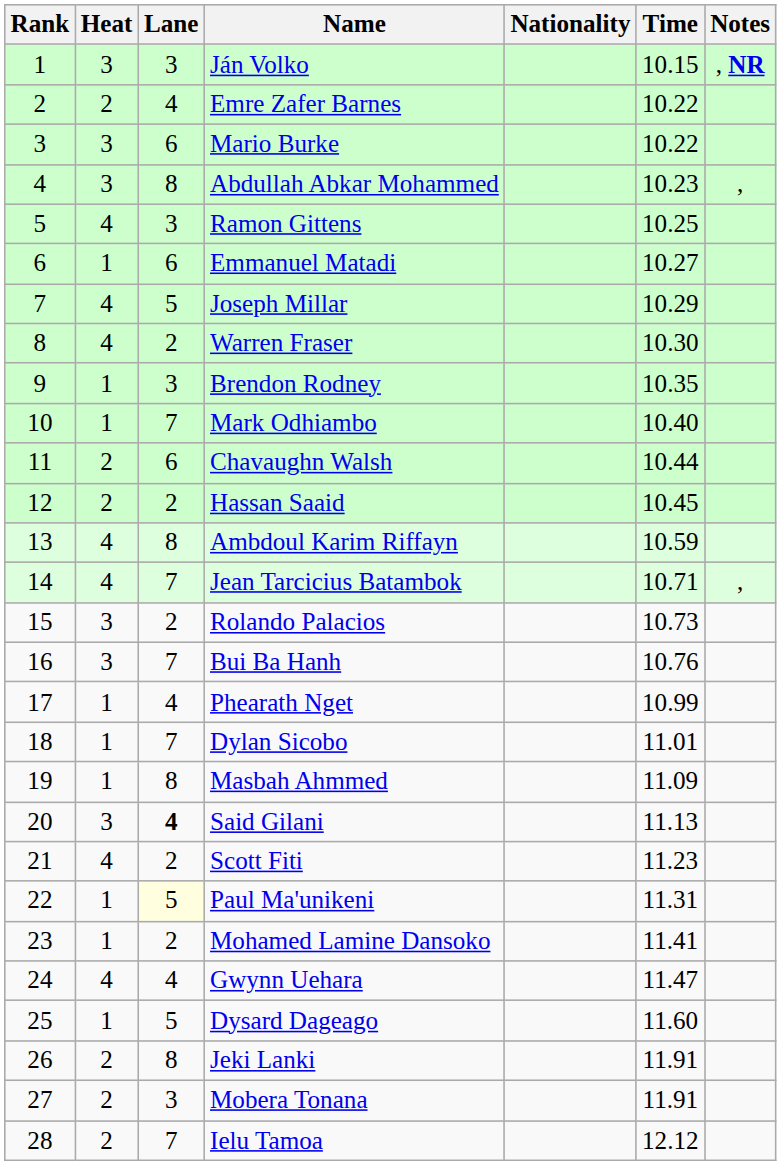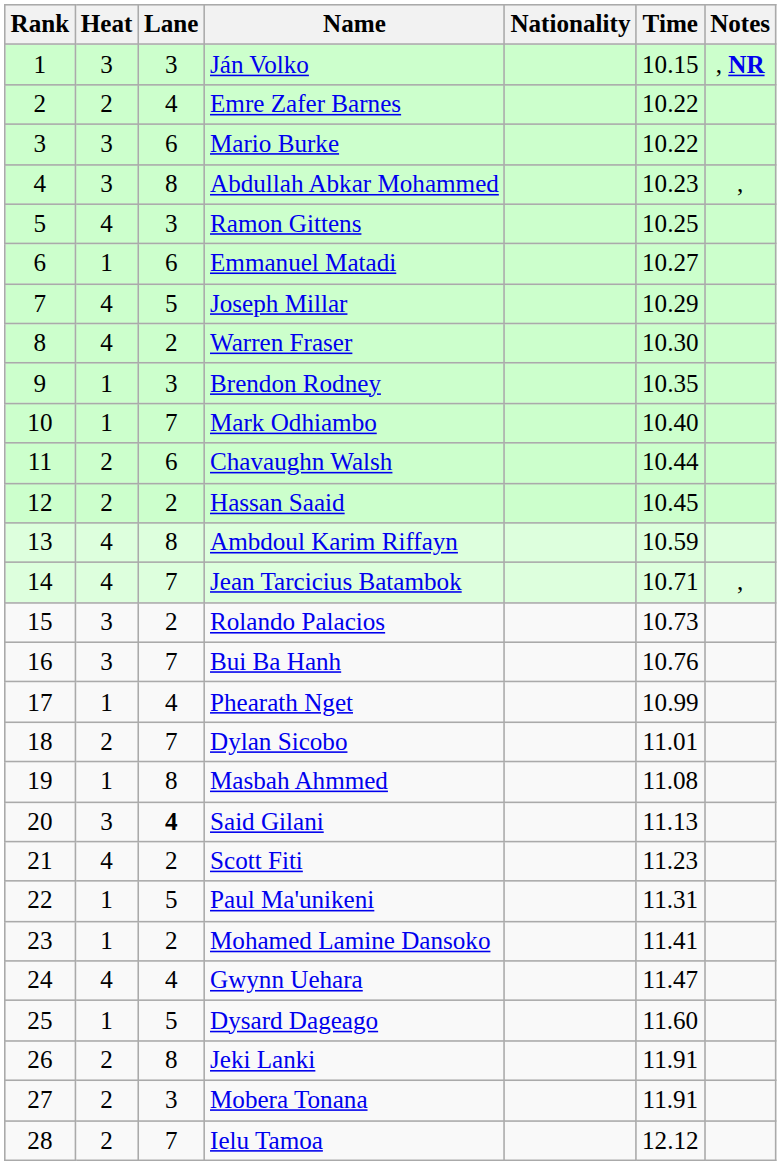(107, 741) 1 -> (107, 741) 2
(670, 781) 11.09 -> (670, 781) 11.08
(171, 900) lightyellow background -> (171, 900) no background
